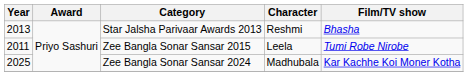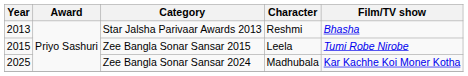(18, 46) 2011 -> (19, 46) 2015
